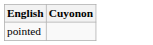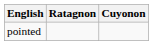+ column: (73, 13)
